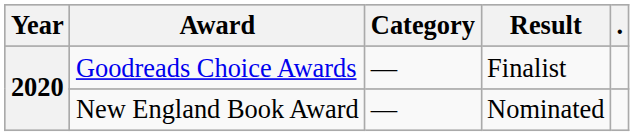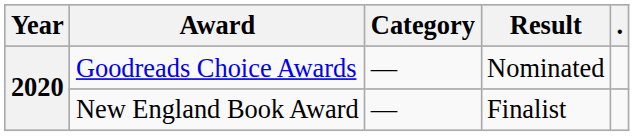(527, 67) Finalist -> (546, 67) Nominated
(546, 109) Nominated -> (527, 109) Finalist
